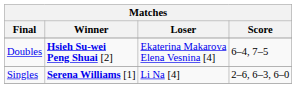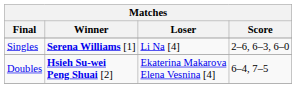rows swapped: (25, 52) <-> (22, 74)
